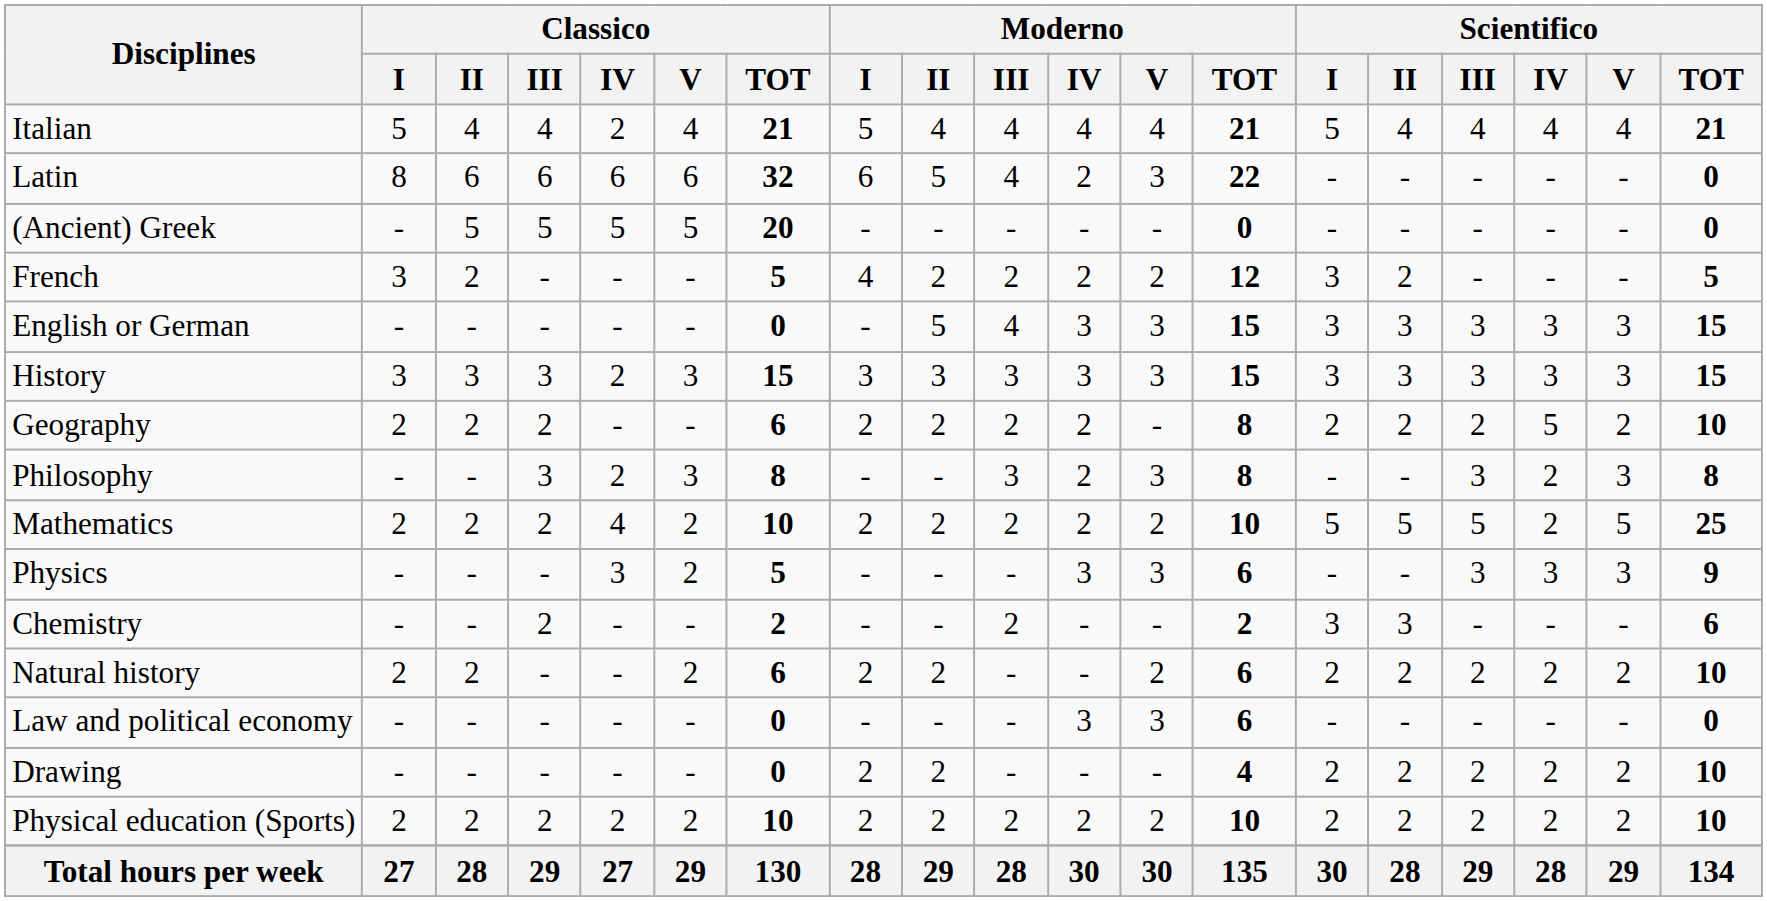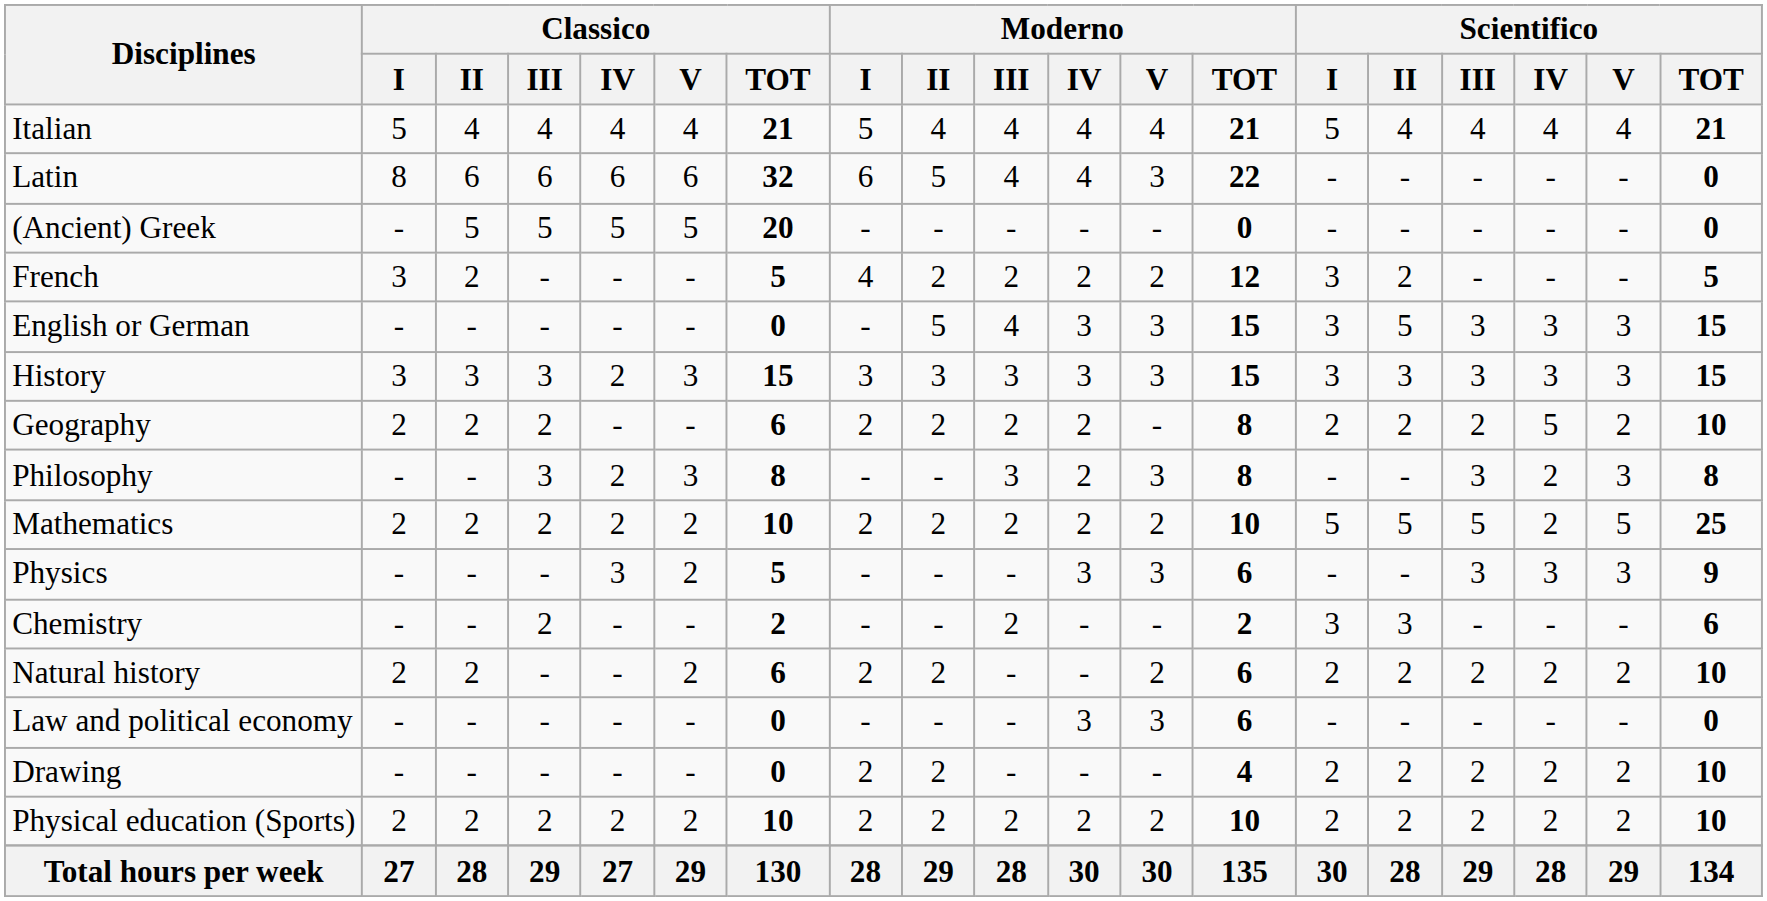(618, 128) 2 -> (618, 128) 4
(1084, 177) 2 -> (1084, 177) 4
(1405, 326) 3 -> (1405, 326) 5
(618, 524) 4 -> (618, 524) 2
